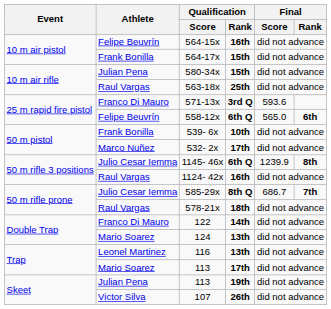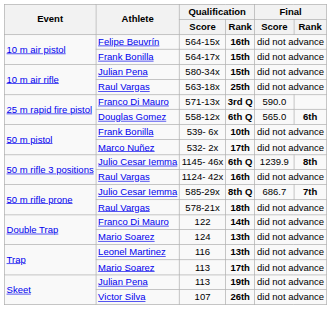(274, 102) 593.6 -> (274, 102) 590.0
(129, 117) Felipe Beuvrín -> (132, 117) Douglas Gomez
